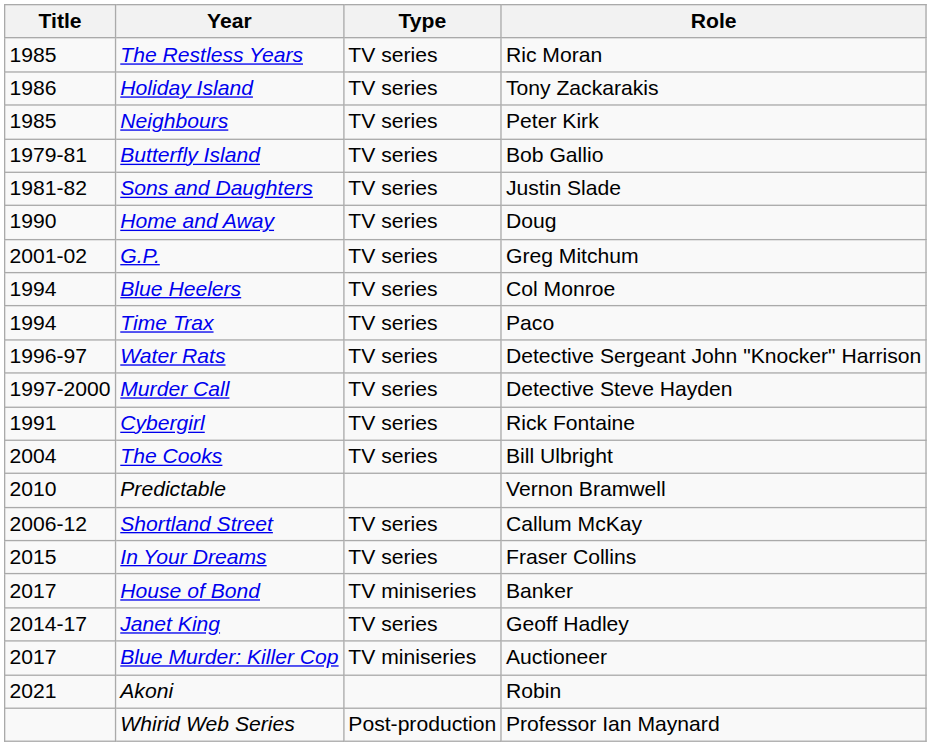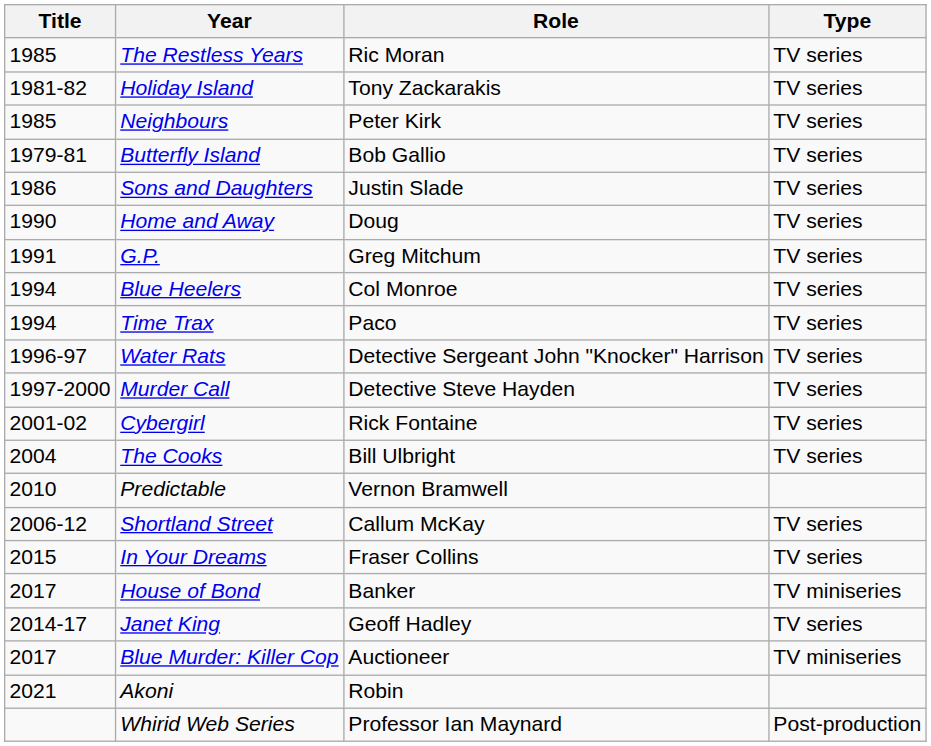columns swapped: (714, 21) <-> (422, 21)
(33, 88) 1986 -> (48, 88) 1981-82
(48, 188) 1981-82 -> (33, 188) 1986
(48, 255) 2001-02 -> (33, 255) 1991
(33, 423) 1991 -> (48, 423) 2001-02
